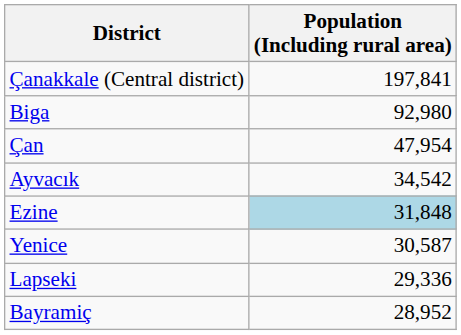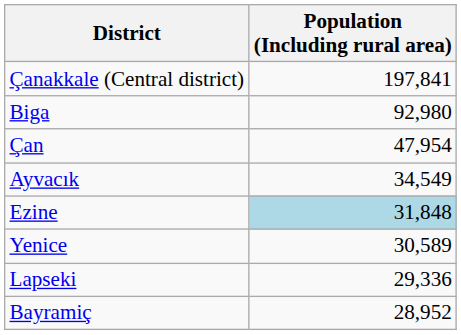(423, 178) 34,542 -> (423, 178) 34,549
(423, 245) 30,587 -> (423, 245) 30,589
